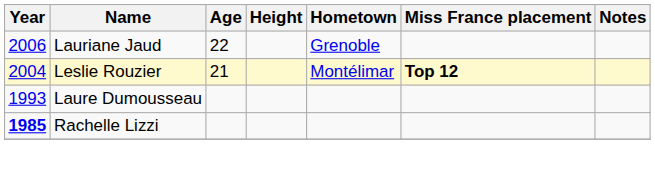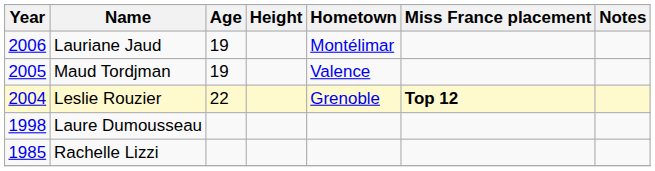(219, 44) 22 -> (219, 44) 19
(345, 44) Grenoble -> (352, 44) Montélimar
+ row: (112, 71)
(219, 71) 21 -> (219, 98) 22
(352, 71) Montélimar -> (345, 98) Grenoble
(27, 98) 1993 -> (27, 125) 1998
(27, 125) bold -> (27, 152) normal
